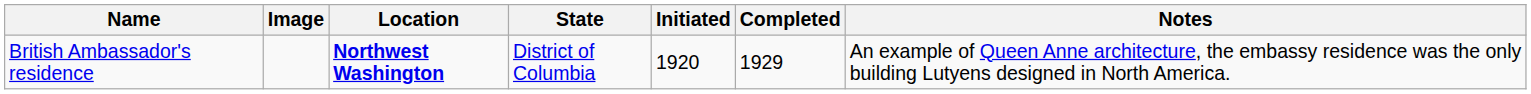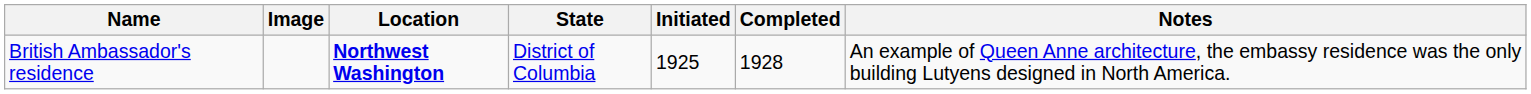(678, 61) 1920 -> (678, 61) 1925
(761, 61) 1929 -> (761, 61) 1928
